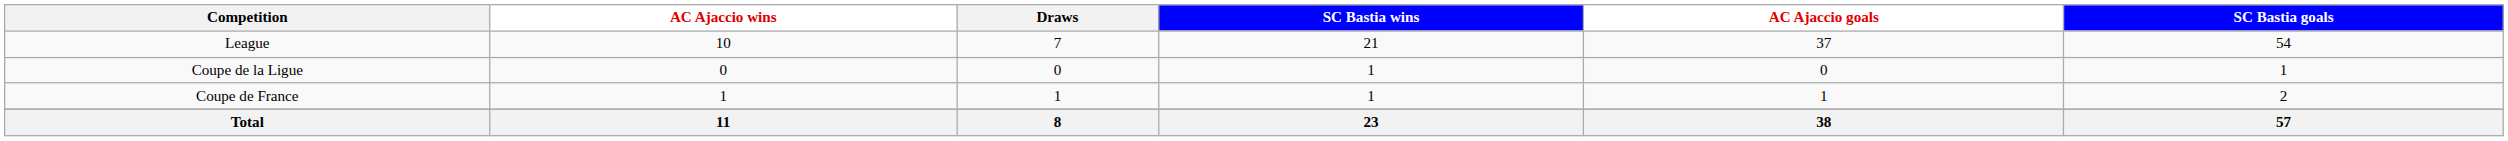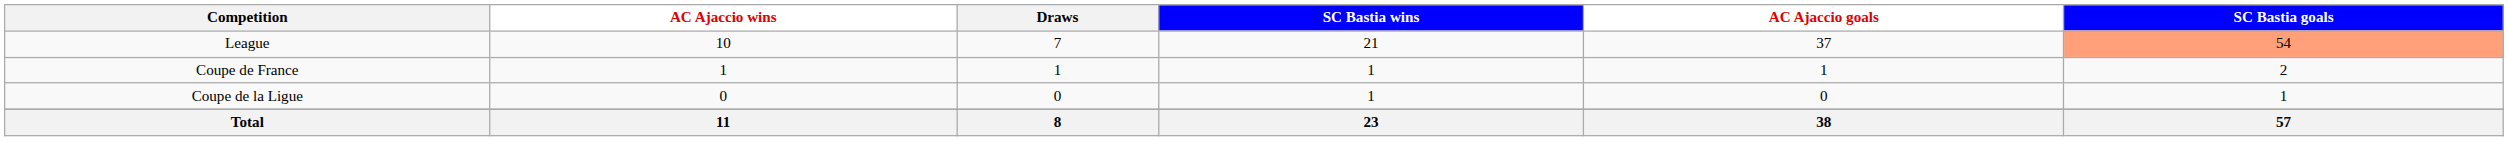(2284, 43) no background -> (2284, 43) lightsalmon background
rows swapped: (247, 96) <-> (247, 69)
